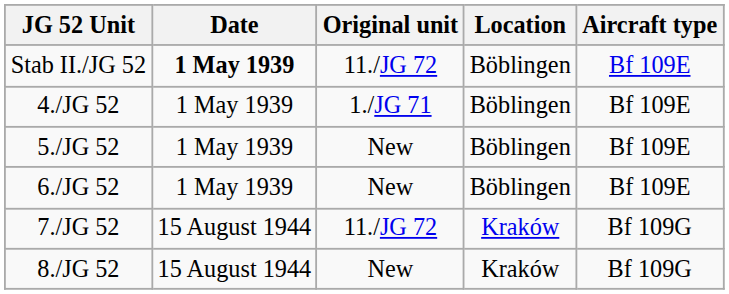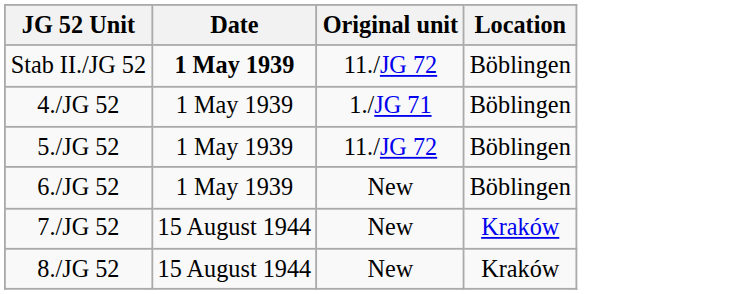- column: (650, 25)
(390, 146) New -> (390, 146) 11./JG 72
(390, 228) 11./JG 72 -> (390, 228) New
